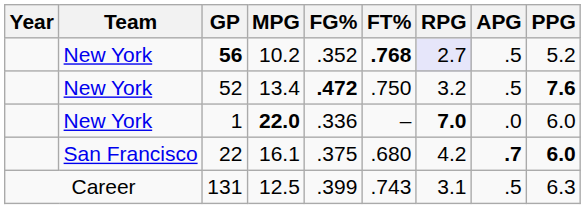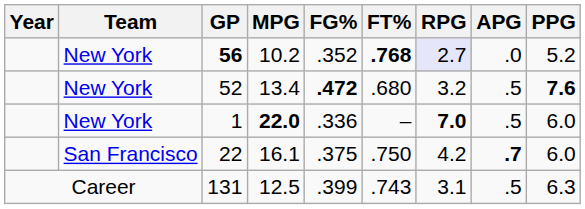(513, 55) .5 -> (513, 55) .0
(391, 88) .750 -> (391, 88) .680
(513, 121) .0 -> (513, 121) .5
(391, 154) .680 -> (391, 154) .750
(561, 154) bold -> (561, 154) normal
